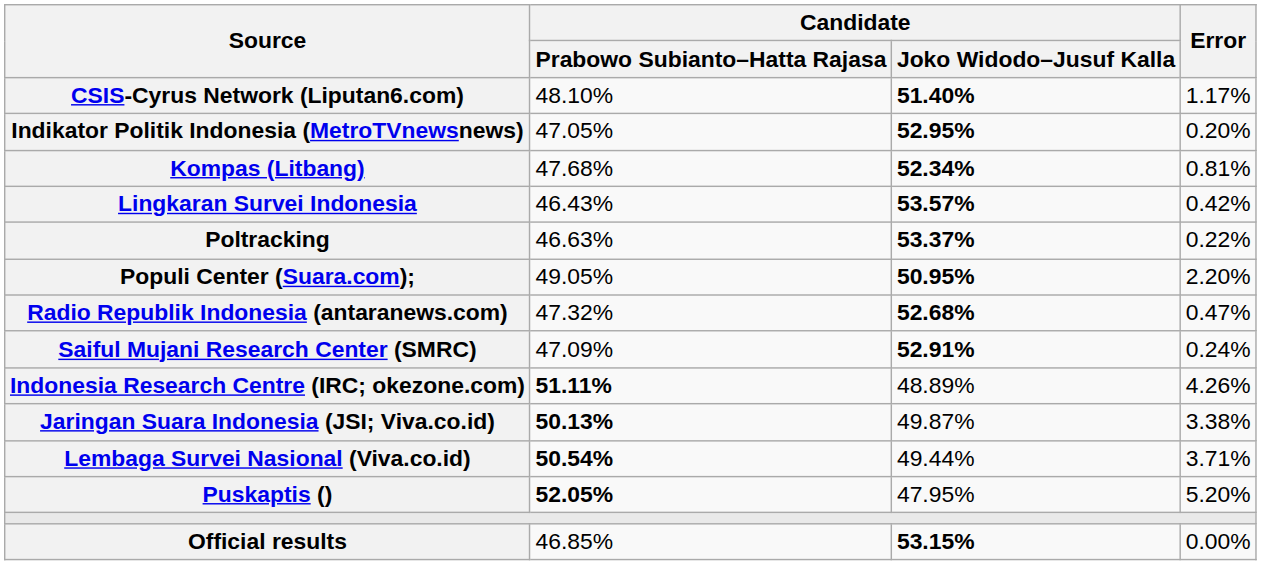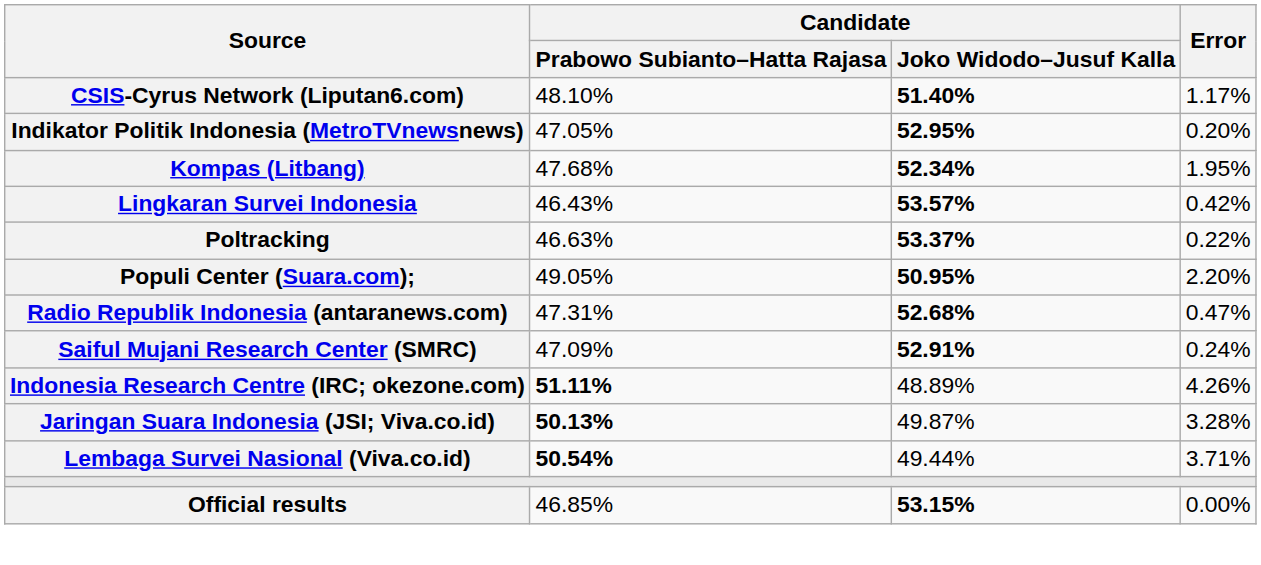(1218, 167) 0.81% -> (1218, 167) 1.95%
(574, 312) 47.32% -> (574, 312) 47.31%
(1218, 421) 3.38% -> (1218, 421) 3.28%
- row: (267, 494)
